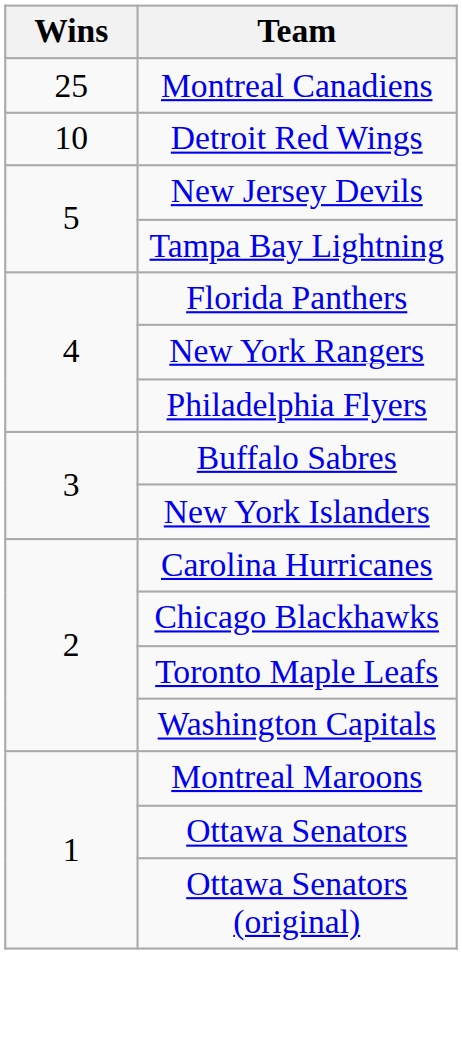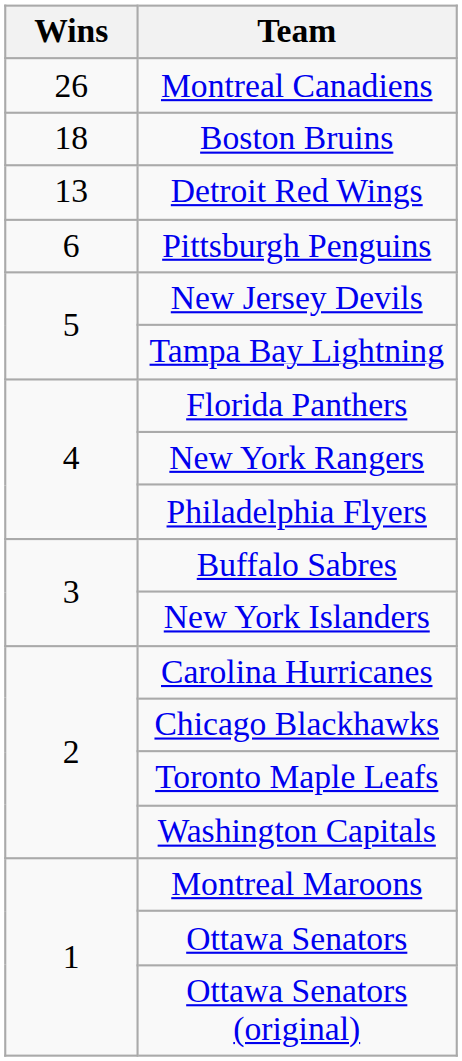(71, 85) 25 -> (71, 85) 26
+ row: (297, 138)
(71, 138) 10 -> (71, 191) 13
+ row: (297, 244)
